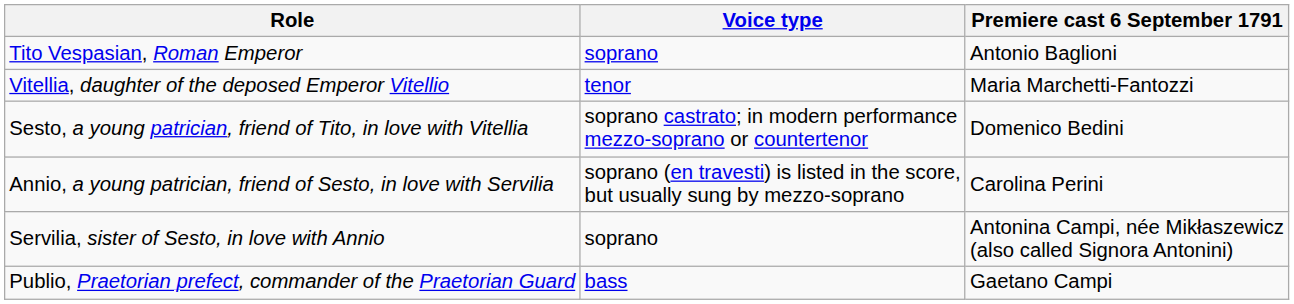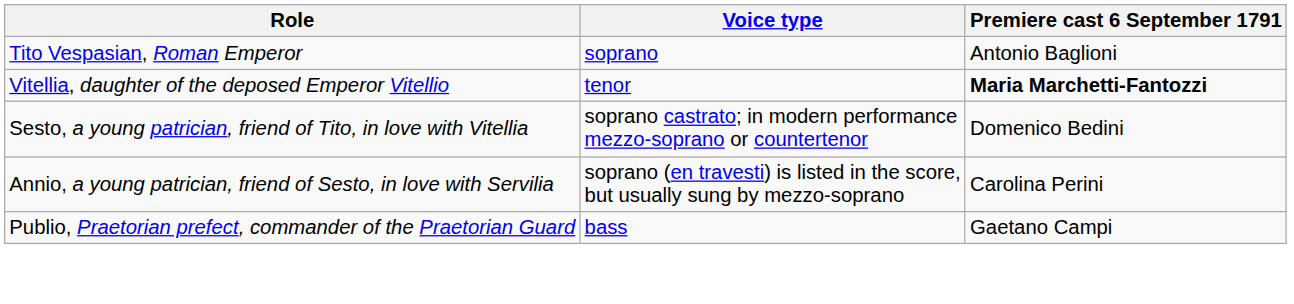(1082, 85) normal -> (1089, 85) bold
- row: (197, 238)
